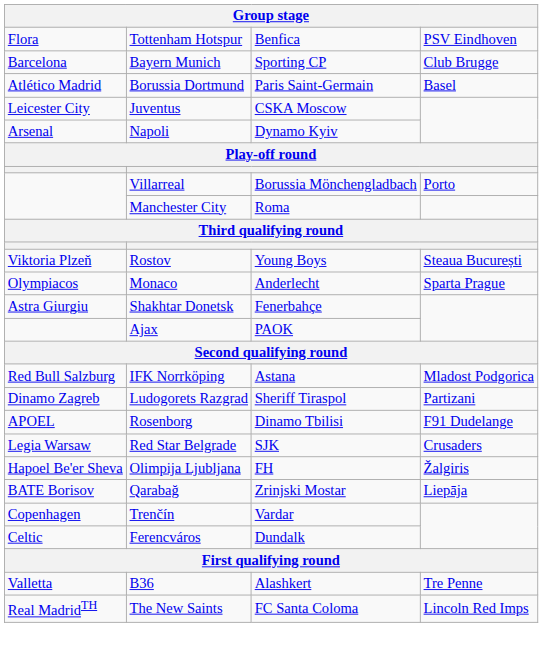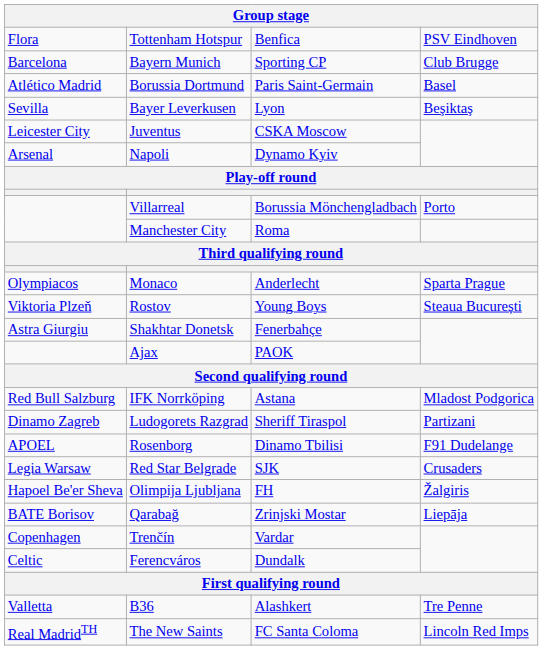+ row: (183, 108)
rows swapped: (153, 283) <-> (150, 260)
